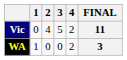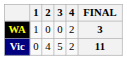rows swapped: (17, 47) <-> (17, 30)
